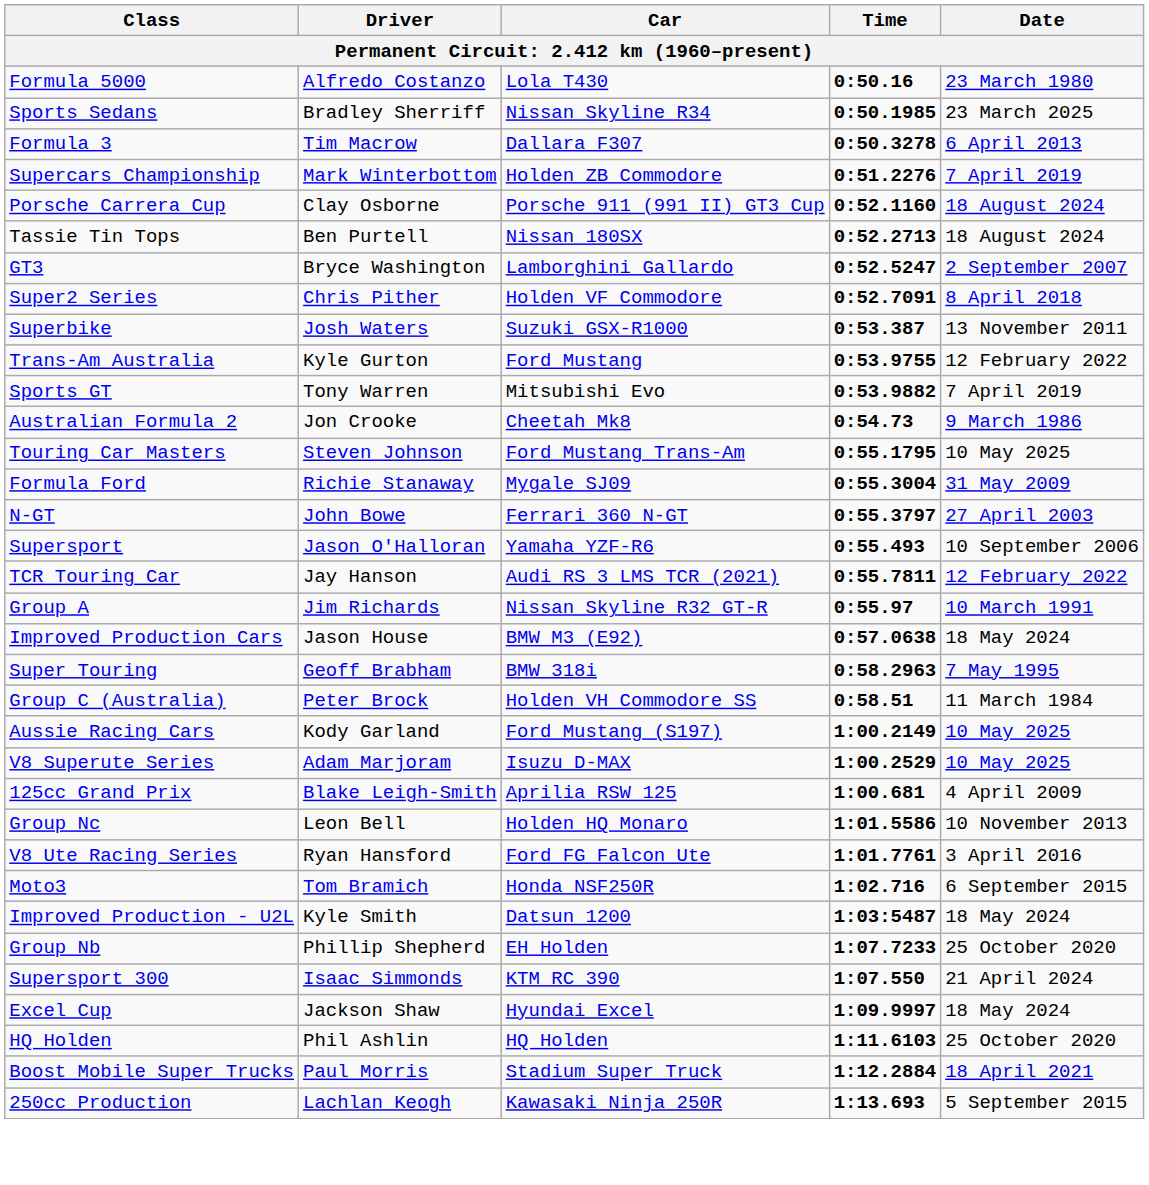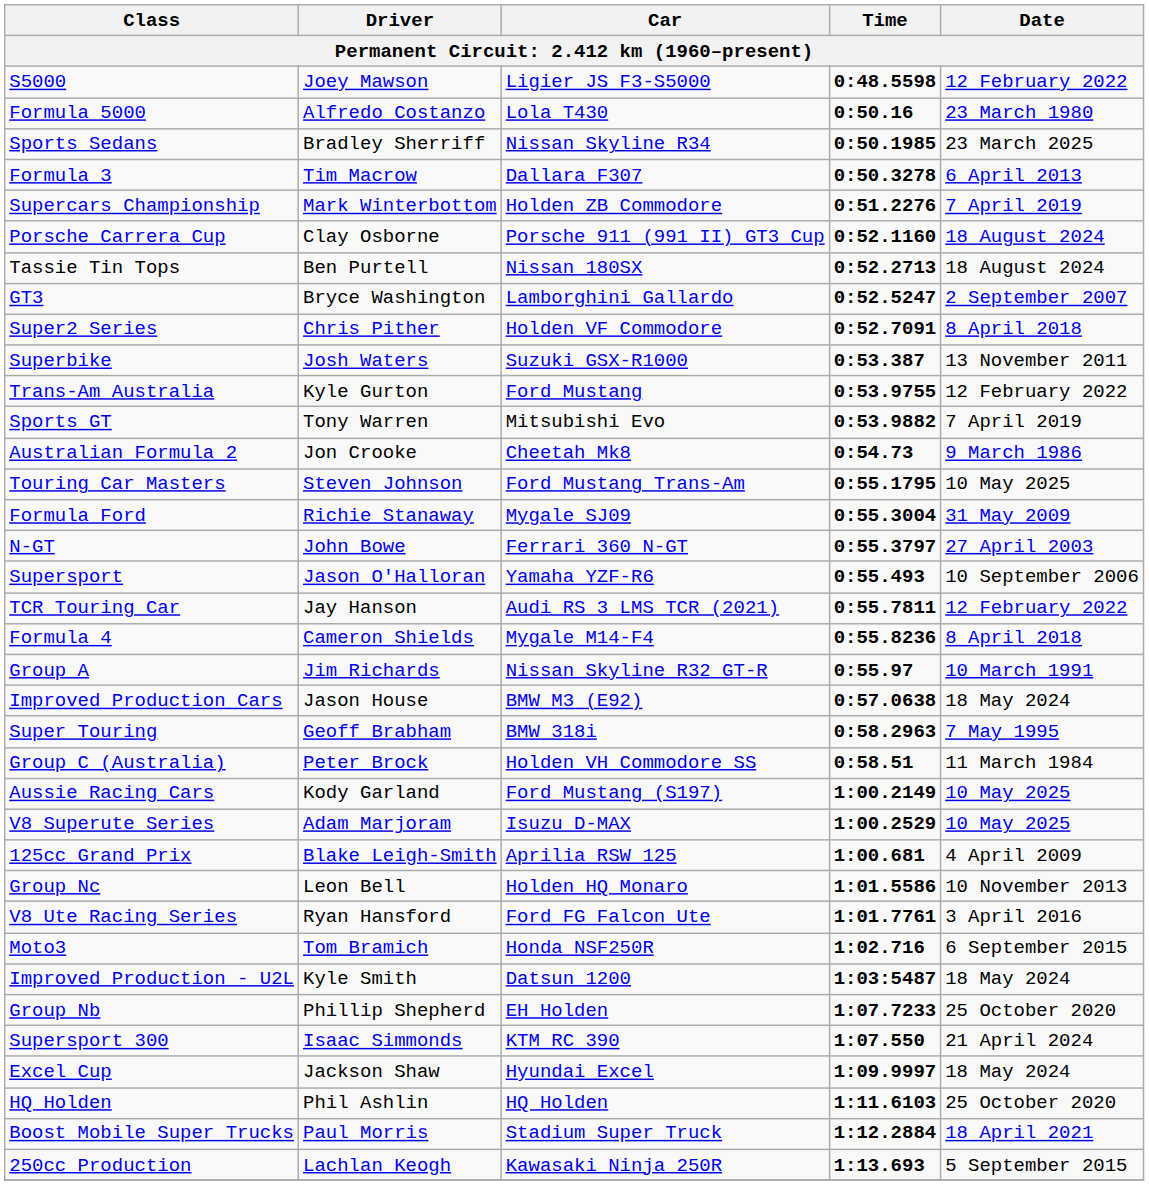+ row: (38, 82)
+ row: (61, 639)
